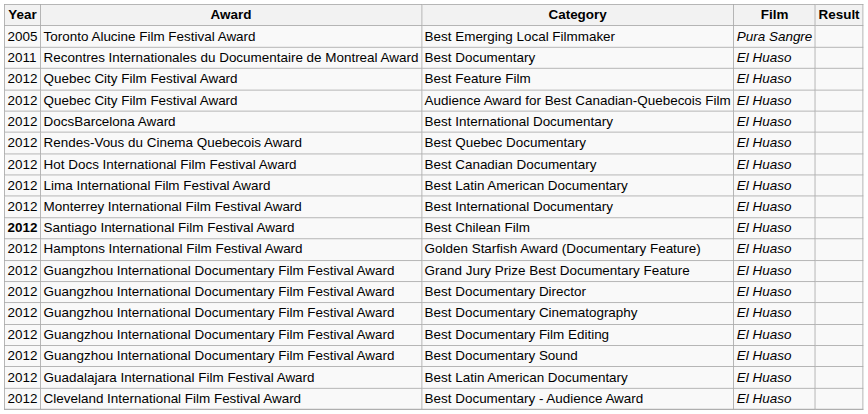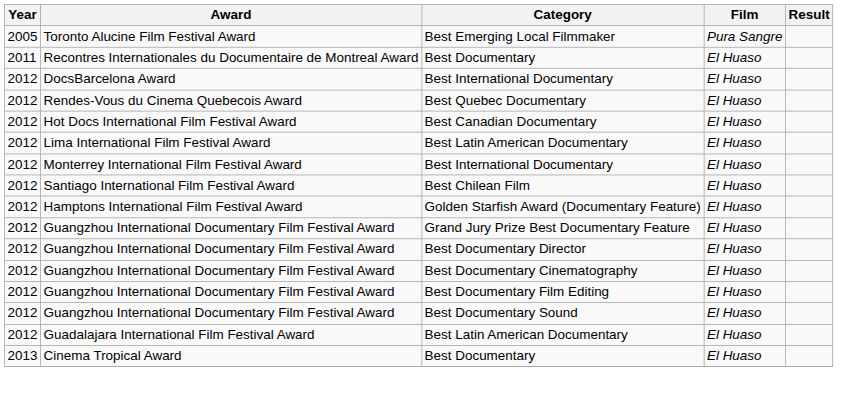- row: (141, 79)
- row: (141, 100)
(22, 228) bold -> (22, 185) normal
- row: (172, 398)
+ row: (113, 356)
